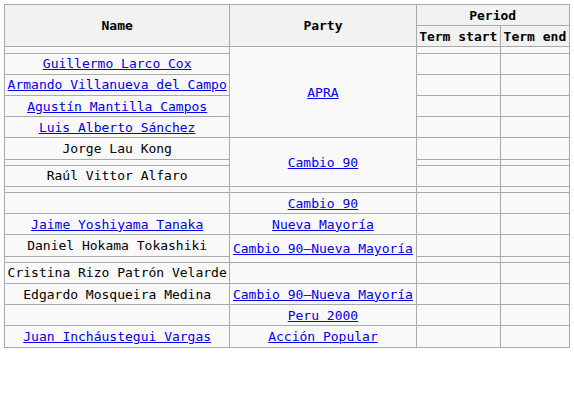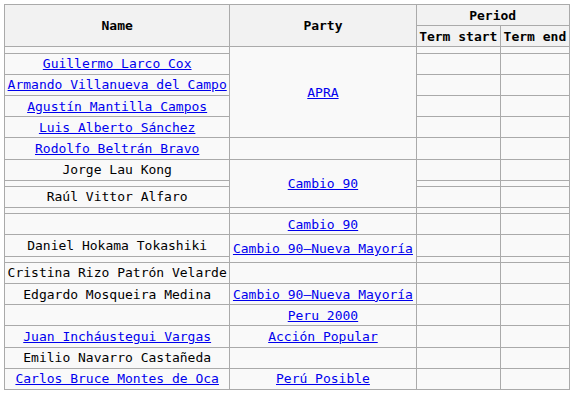+ row: (117, 148)
- row: (117, 224)
+ row: (117, 358)
+ row: (117, 379)
